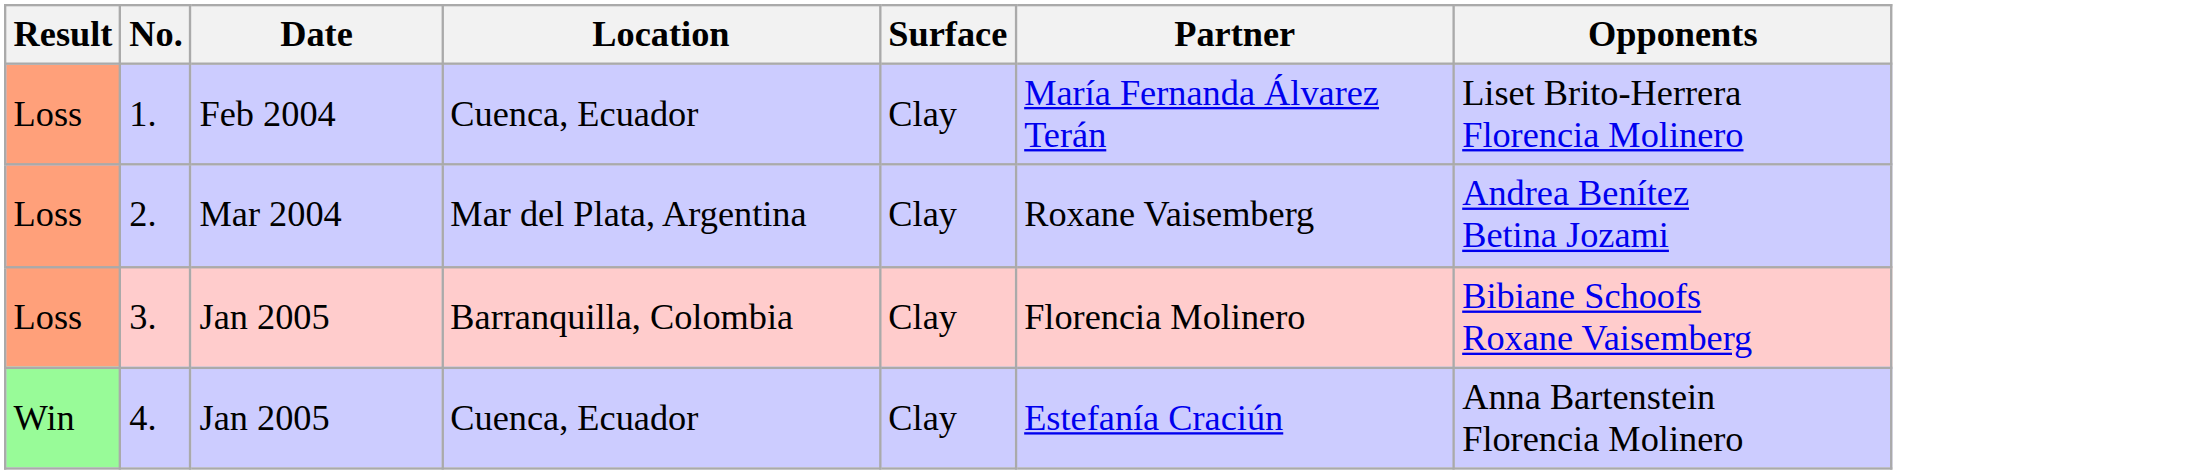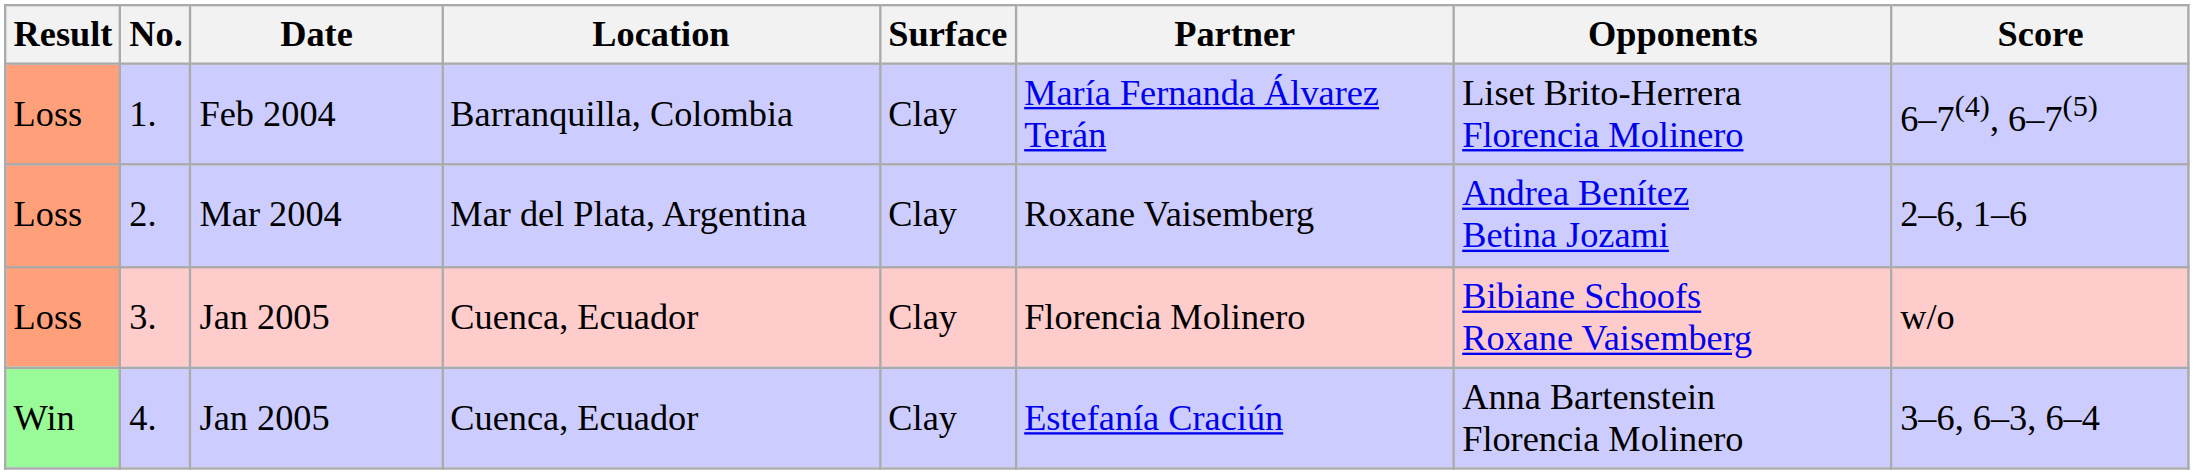+ column: (2041, 33)
(574, 113) Cuenca, Ecuador -> (622, 113) Barranquilla, Colombia
(622, 315) Barranquilla, Colombia -> (574, 315) Cuenca, Ecuador
